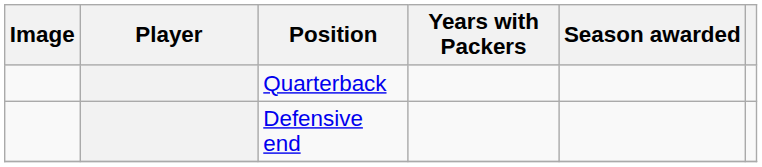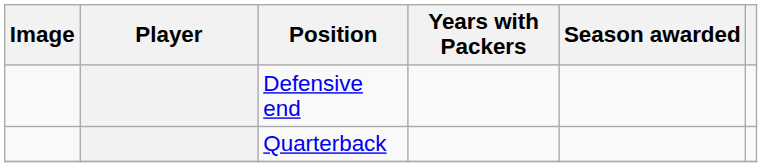rows swapped: (325, 82) <-> (313, 131)
